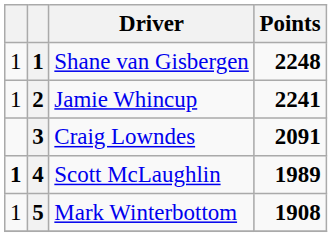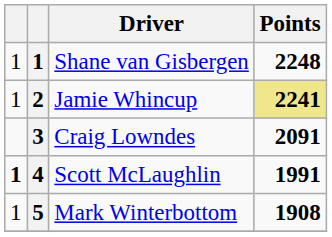(298, 99) no background -> (298, 99) khaki background
(298, 174) 1989 -> (298, 174) 1991
